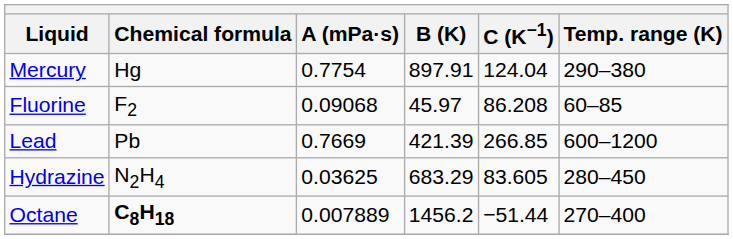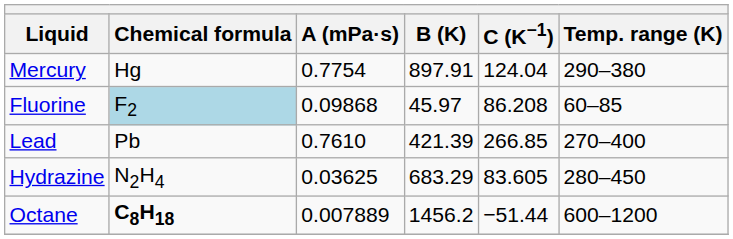(126, 106) no background -> (126, 106) lightblue background
(339, 105) 0.09068 -> (339, 105) 0.09868
(334, 141) 0.7669 -> (334, 141) 0.7610
(610, 141) 600–1200 -> (605, 141) 270–400
(605, 214) 270–400 -> (610, 214) 600–1200
